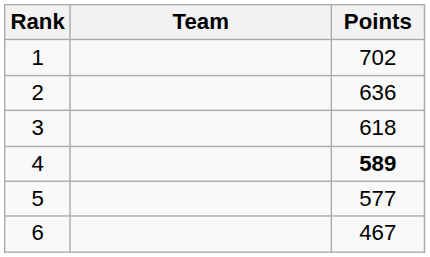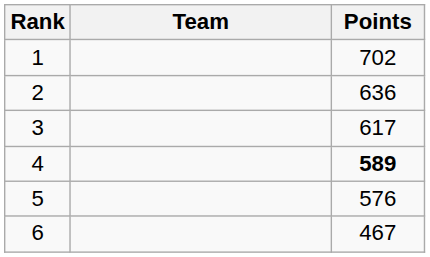(378, 127) 618 -> (378, 127) 617
(378, 198) 577 -> (378, 198) 576
